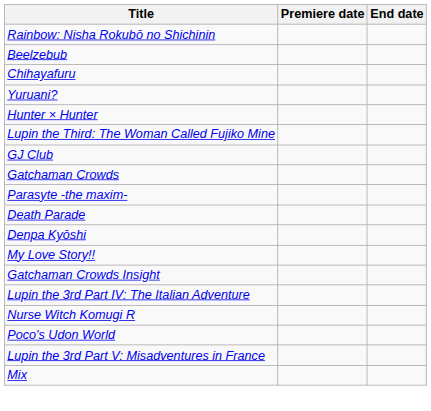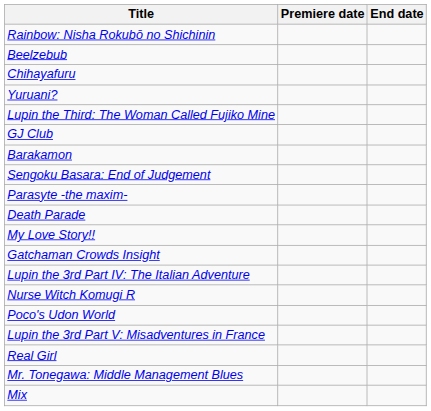- row: (52, 114)
- row: (63, 174)
+ row: (40, 154)
+ row: (109, 174)
- row: (47, 235)
+ row: (32, 355)
+ row: (125, 375)
